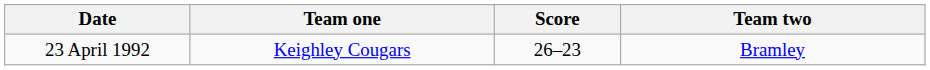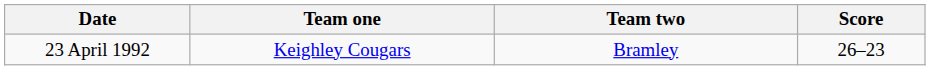columns swapped: (557, 19) <-> (773, 19)
